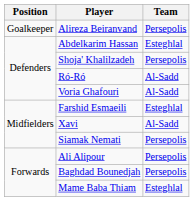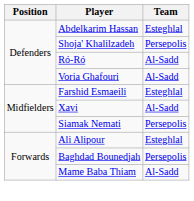- row: (98, 28)
(166, 156) Persepolis -> (164, 140) Esteghlal
(164, 188) Esteghlal -> (162, 172) Al-Sadd
